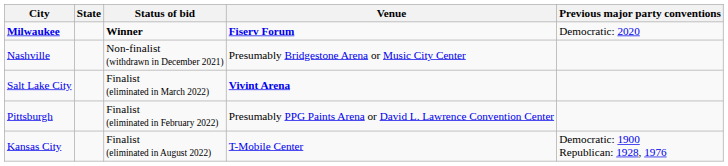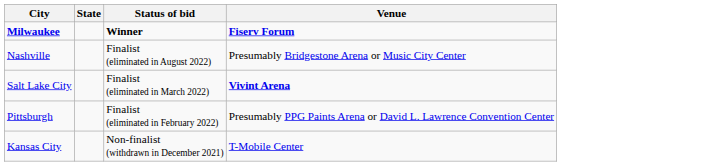- column: (640, 13)
(165, 55) Non-finalist (withdrawn in December 2021) -> (159, 55) Finalist (eliminated in August 2022)
(159, 146) Finalist (eliminated in August 2022) -> (165, 146) Non-finalist (withdrawn in December 2021)
